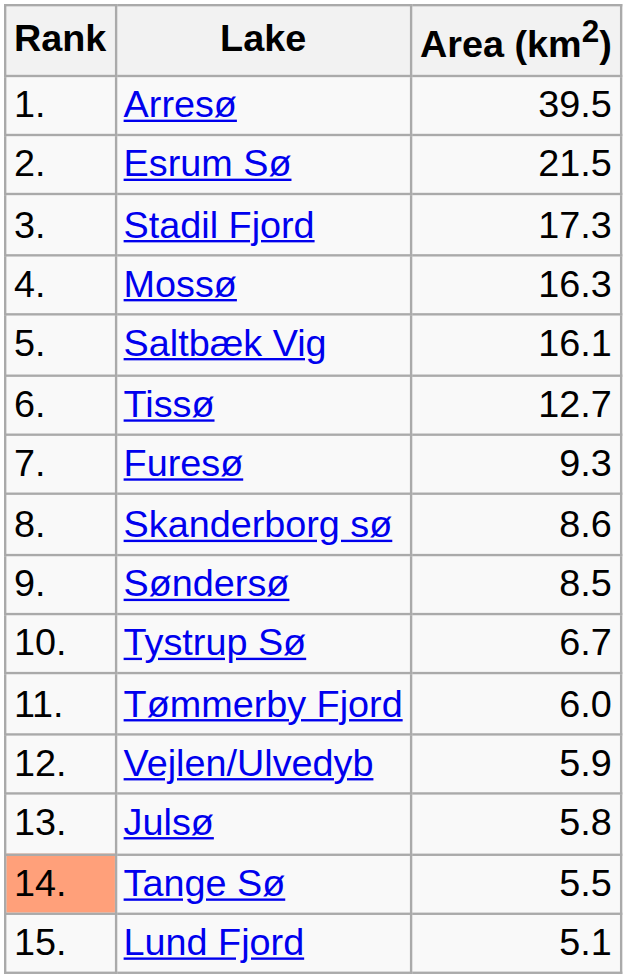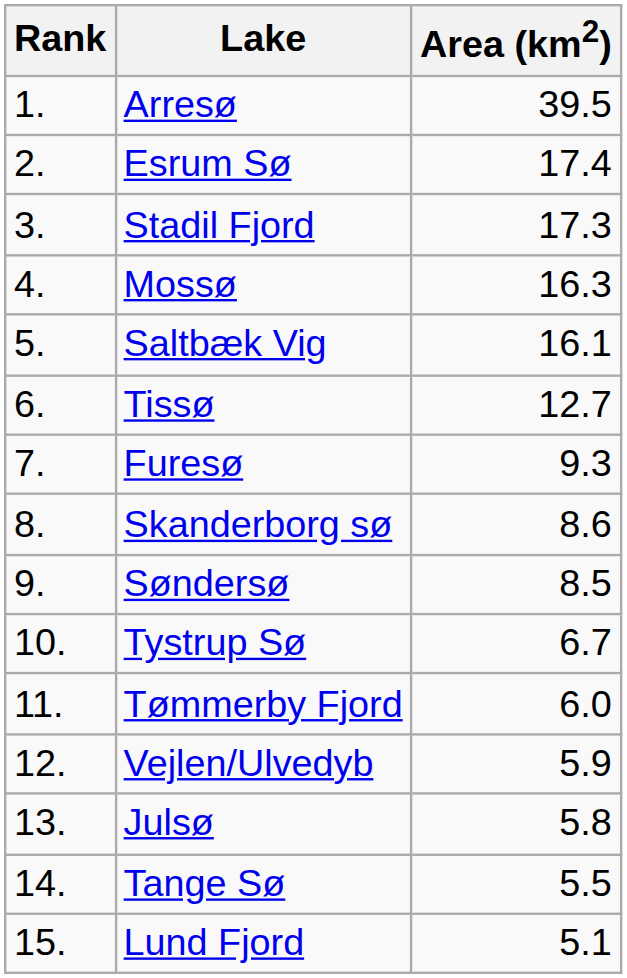(575, 164) 21.5 -> (575, 164) 17.4
(40, 883) lightsalmon background -> (40, 883) no background
